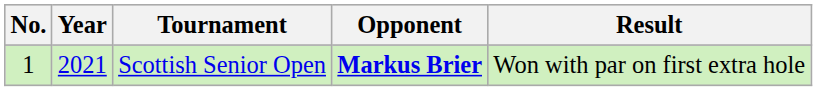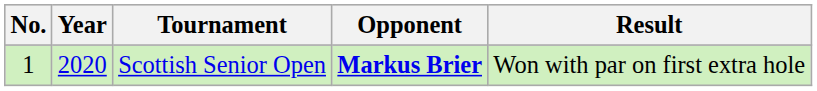(82, 65) 2021 -> (82, 65) 2020
